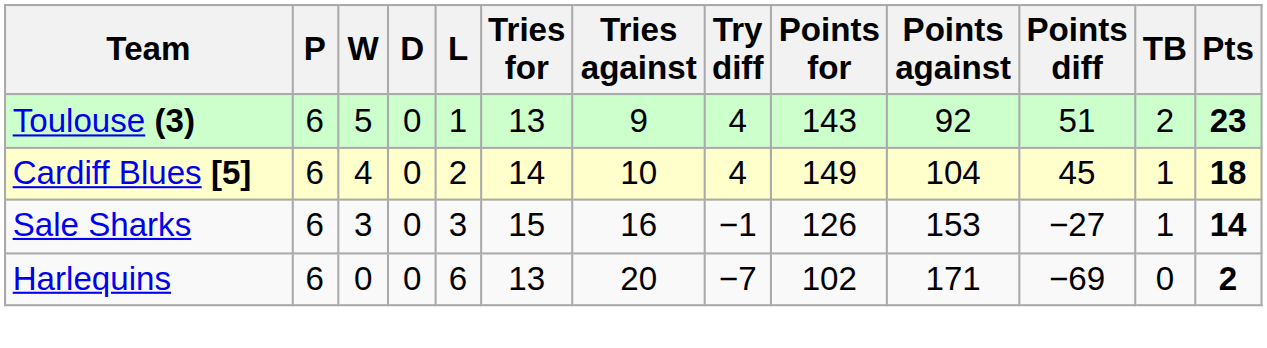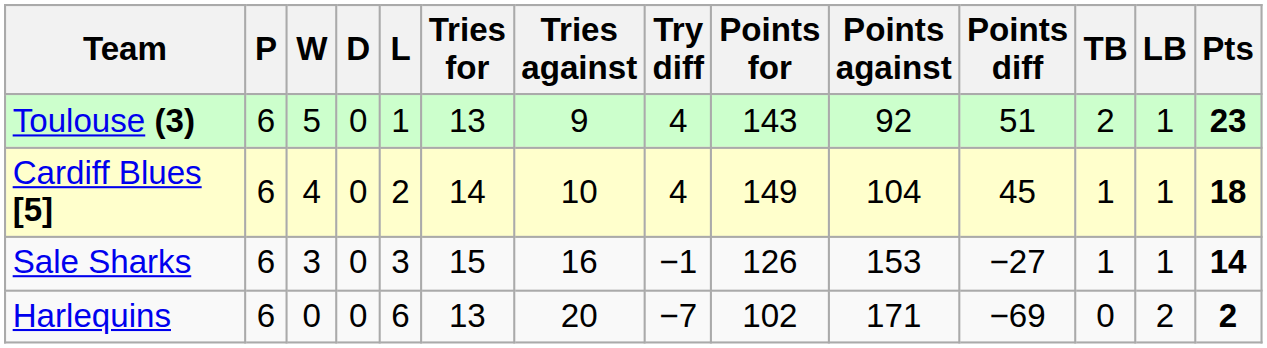+ column: (1165, 49)
